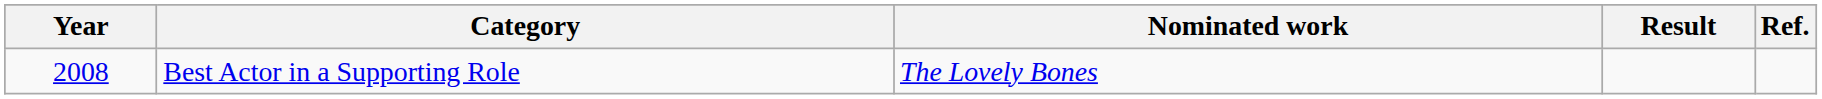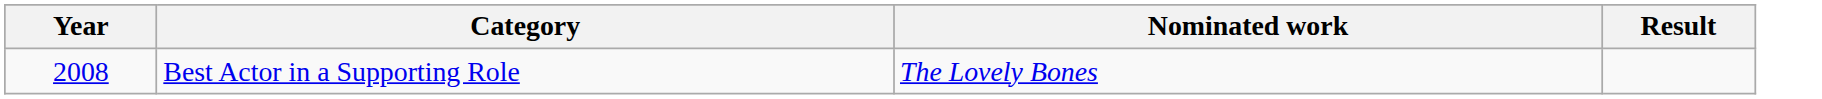- column: (1785, 26)
